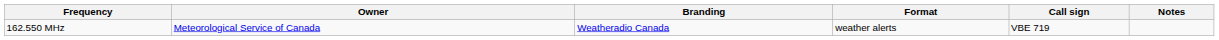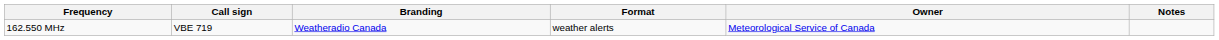columns swapped: (1069, 12) <-> (373, 12)
